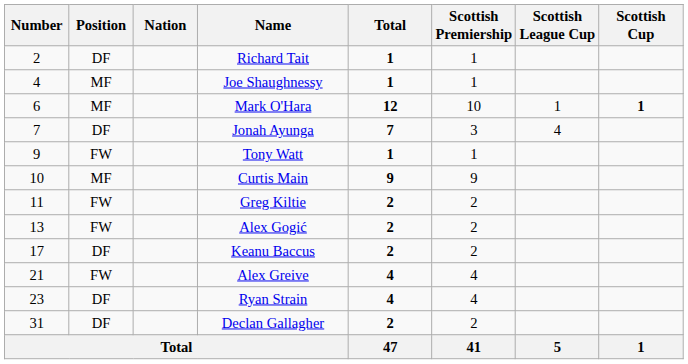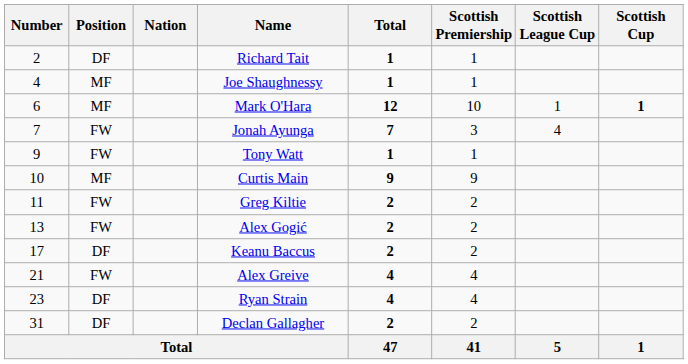(101, 130) DF -> (101, 130) FW
